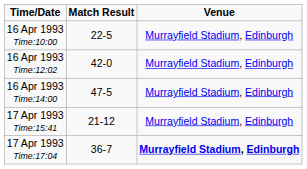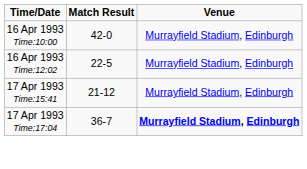(101, 35) 22-5 -> (101, 35) 42-0
(101, 64) 42-0 -> (101, 64) 22-5
- row: (35, 92)
